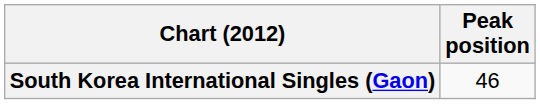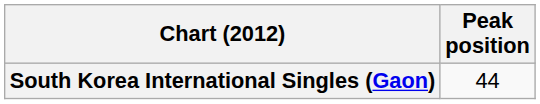(488, 80) 46 -> (488, 80) 44
